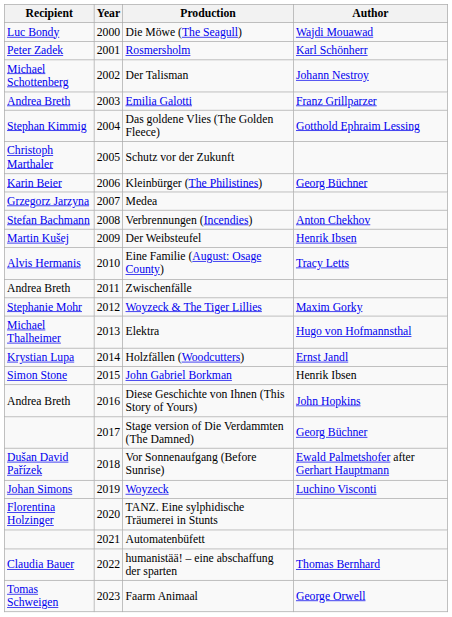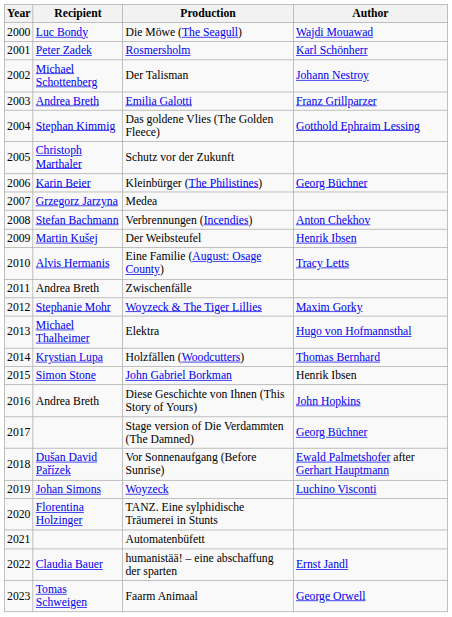columns swapped: (108, 13) <-> (49, 13)
(322, 357) Ernst Jandl -> (338, 357) Thomas Bernhard
(338, 564) Thomas Bernhard -> (322, 564) Ernst Jandl
